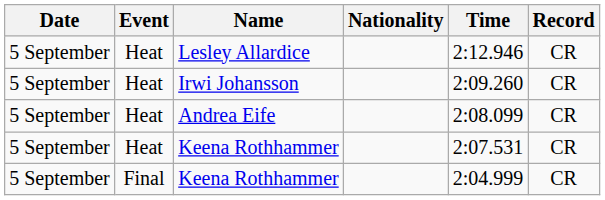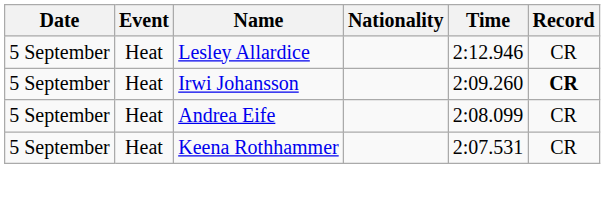(564, 83) normal -> (564, 83) bold
- row: (144, 178)
